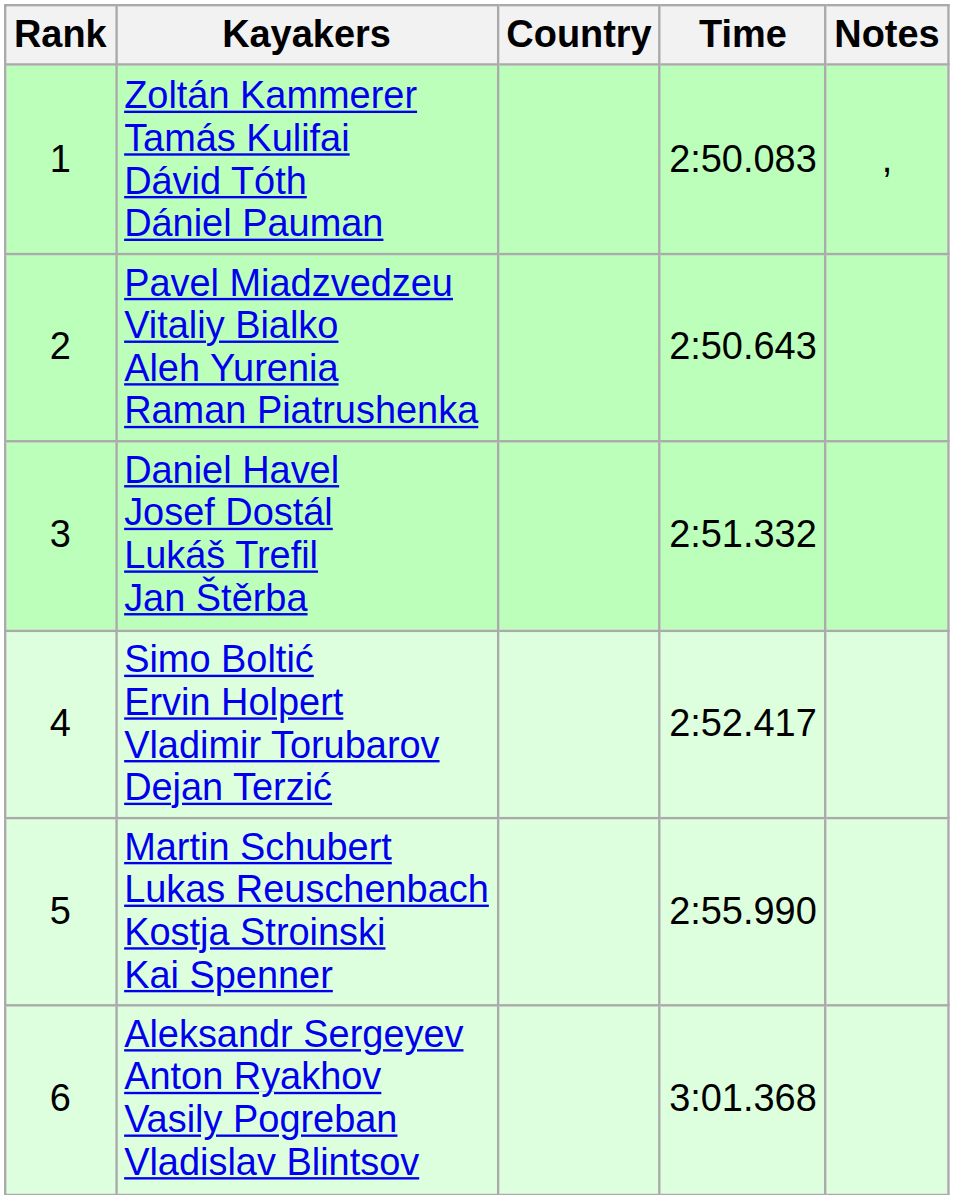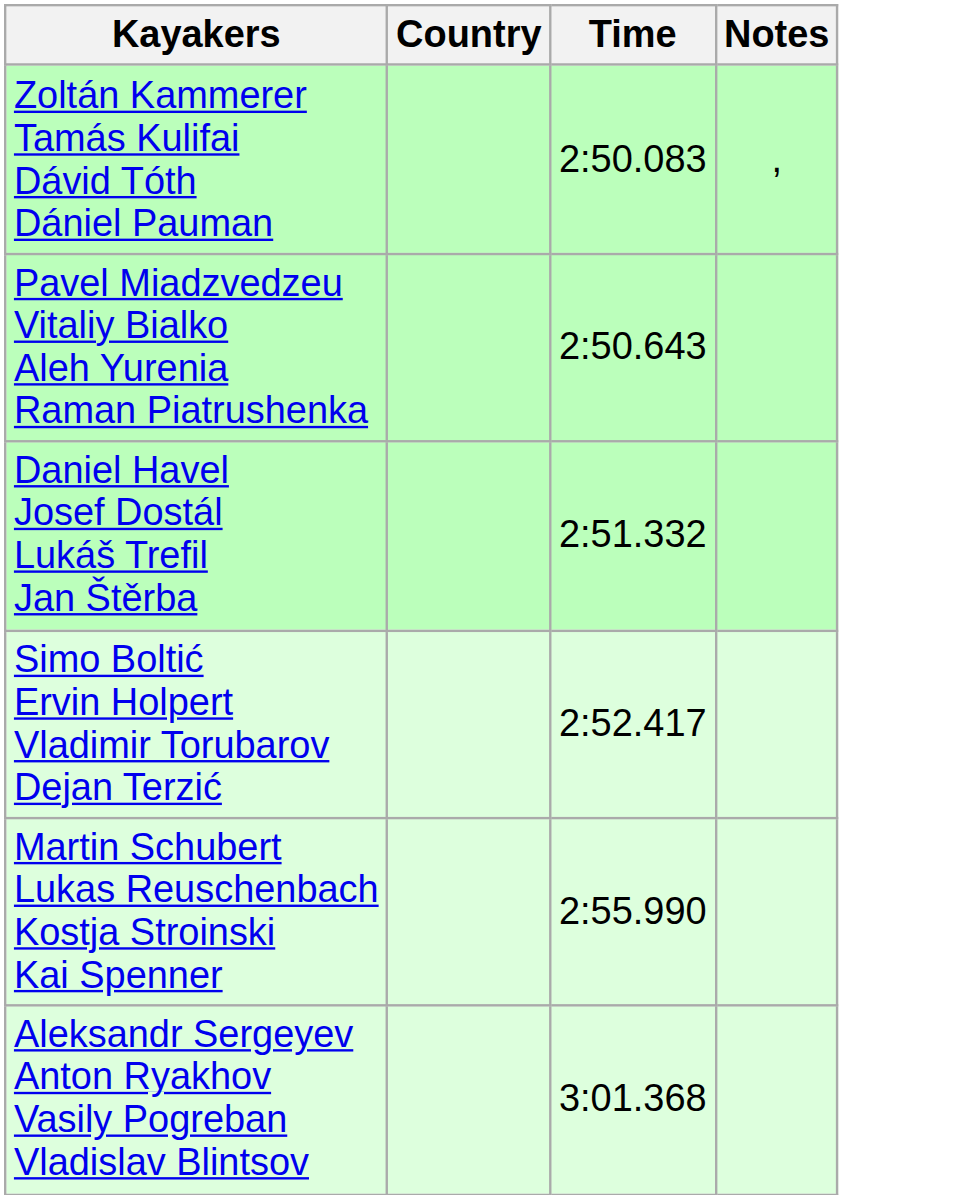- column: (60, 34)
